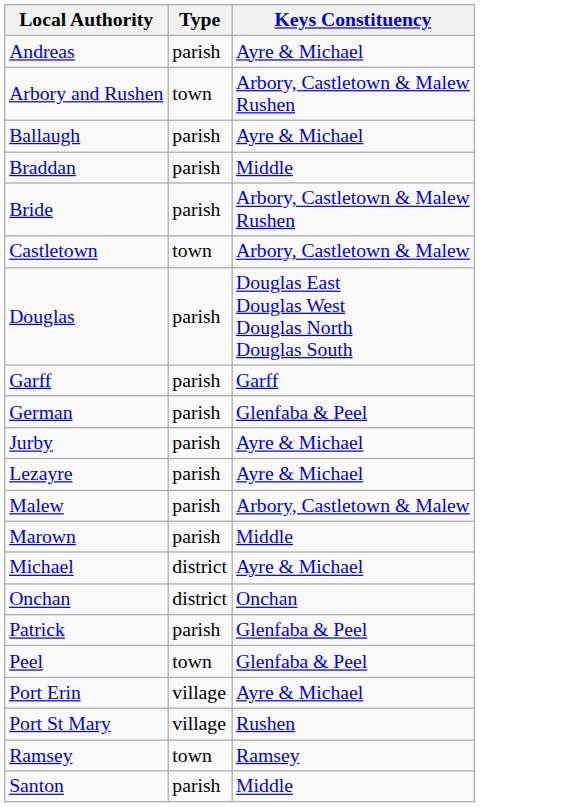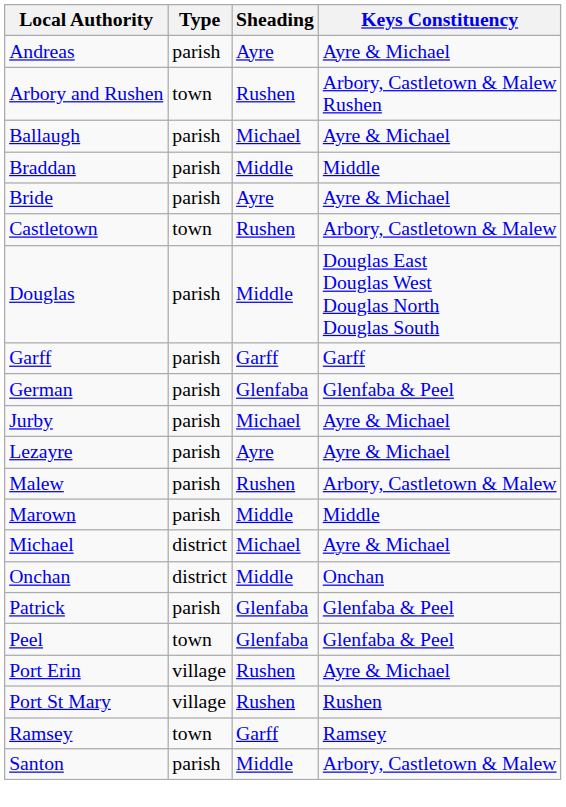+ column: (275, 20)
(353, 209) Arbory, Castletown & Malew Rushen -> (386, 198) Ayre & Michael
(265, 786) Middle -> (440, 764) Arbory, Castletown & Malew
